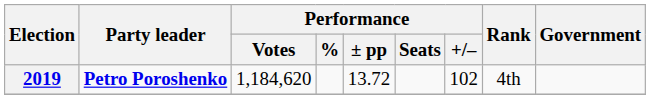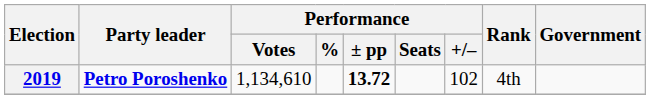(274, 79) 1,184,620 -> (274, 79) 1,134,610
(369, 79) normal -> (369, 79) bold
